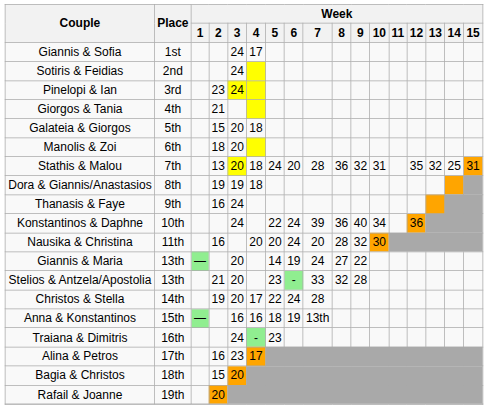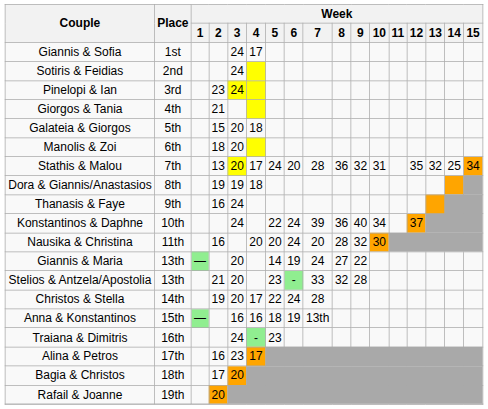(256, 166) 18 -> (256, 166) 17
(473, 166) 31 -> (473, 166) 34
(416, 223) 36 -> (416, 223) 37
(218, 375) 15 -> (218, 375) 17
